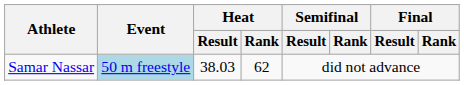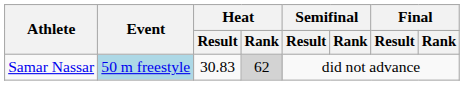(217, 67) 38.03 -> (217, 67) 30.83
(262, 67) no background -> (262, 67) lightgrey background
